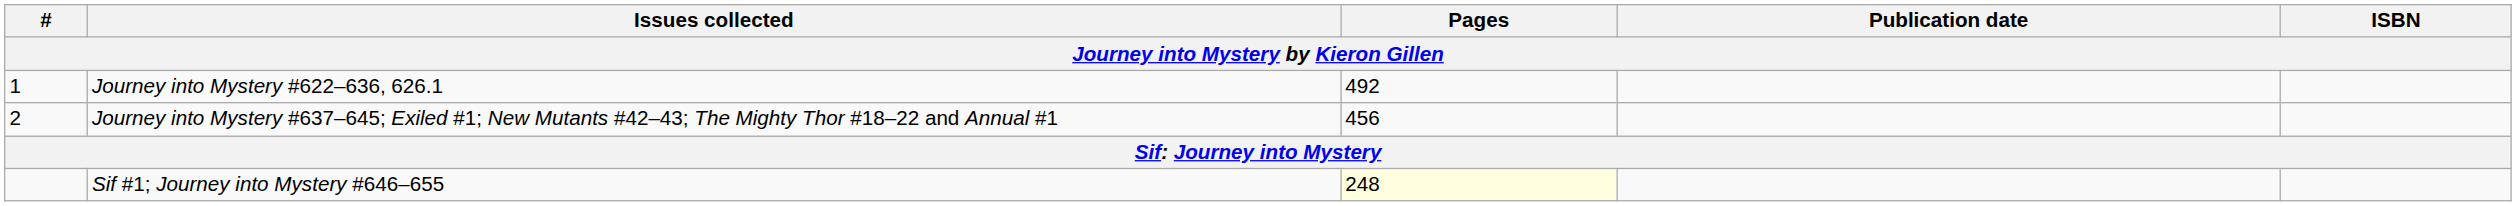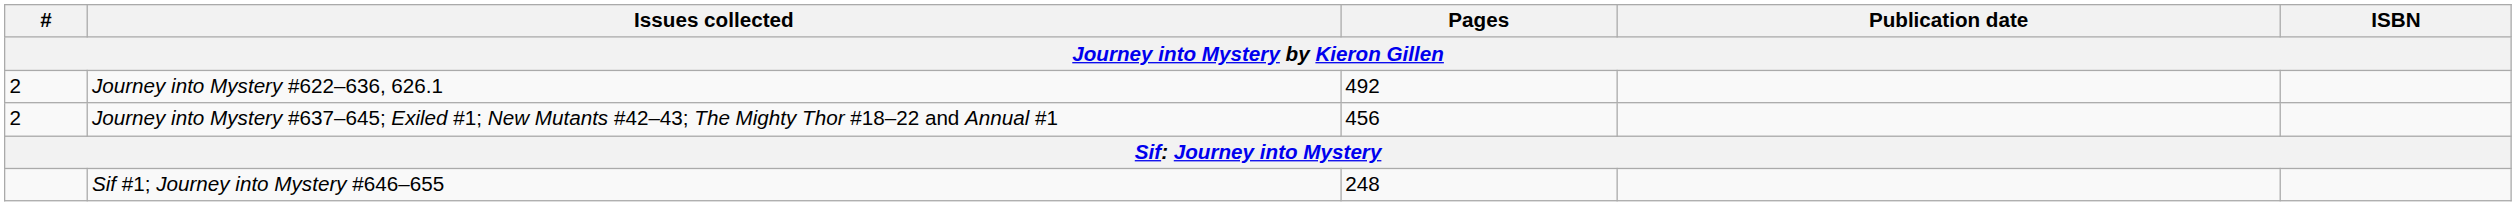(15, 86) 1 -> (15, 86) 2
(1363, 184) lightyellow background -> (1363, 184) no background
